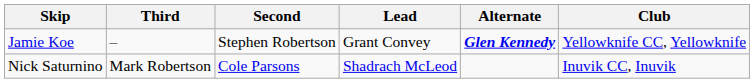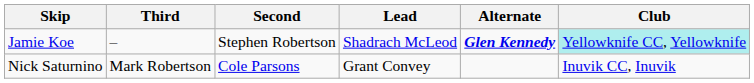(387, 41) Grant Convey -> (400, 41) Shadrach McLeod
(654, 41) no background -> (654, 41) paleturquoise background
(400, 66) Shadrach McLeod -> (387, 66) Grant Convey
